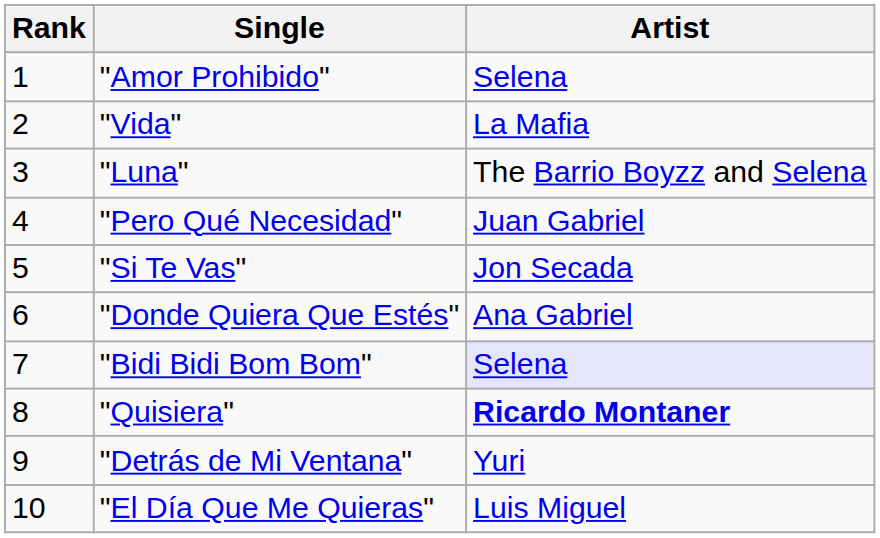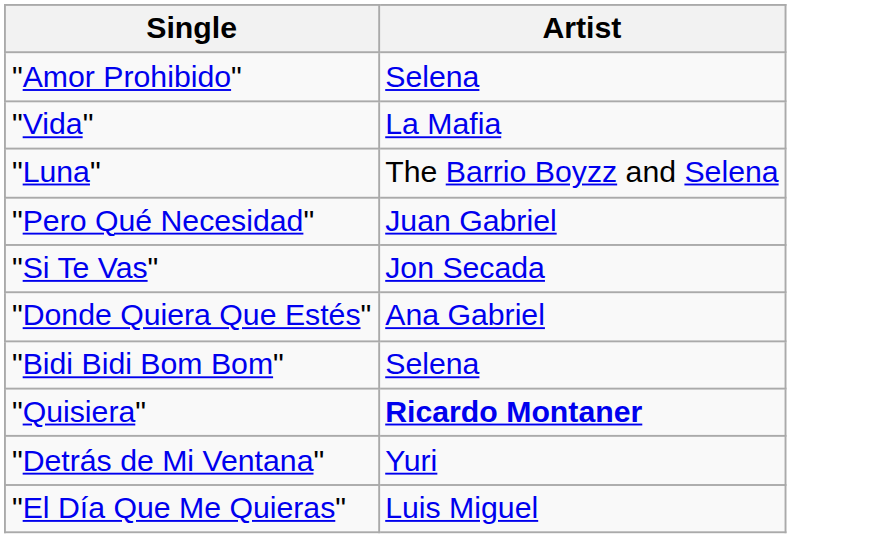- column: (49, 28)
(520, 364) lavender background -> (432, 364) no background
